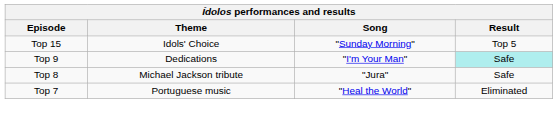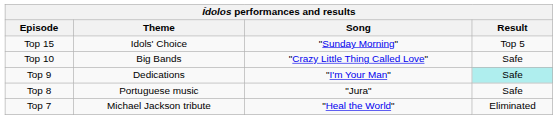+ row: (39, 59)
(191, 75) Michael Jackson tribute -> (159, 91) Portuguese music
(191, 91) Portuguese music -> (159, 106) Michael Jackson tribute
